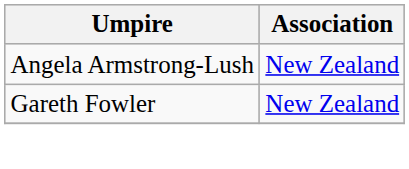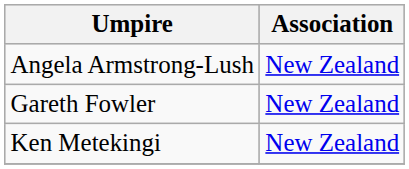+ row: (86, 143)
